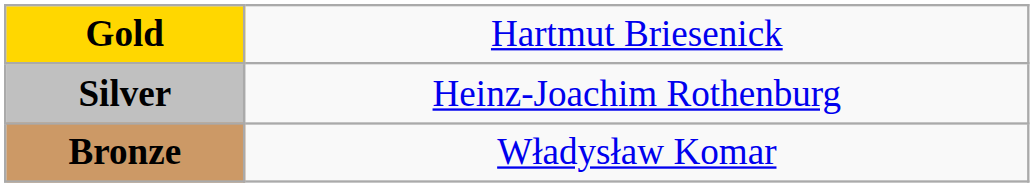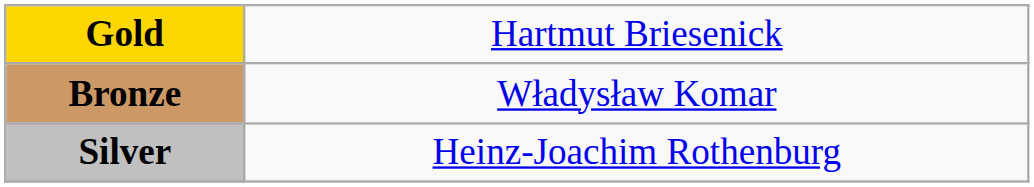rows swapped: (125, 92) <-> (125, 151)
